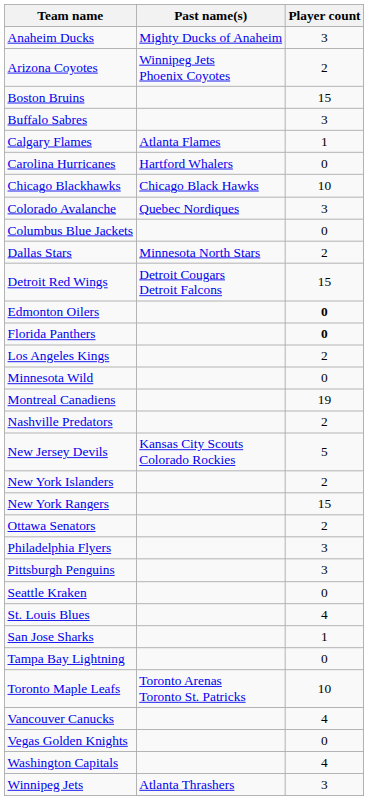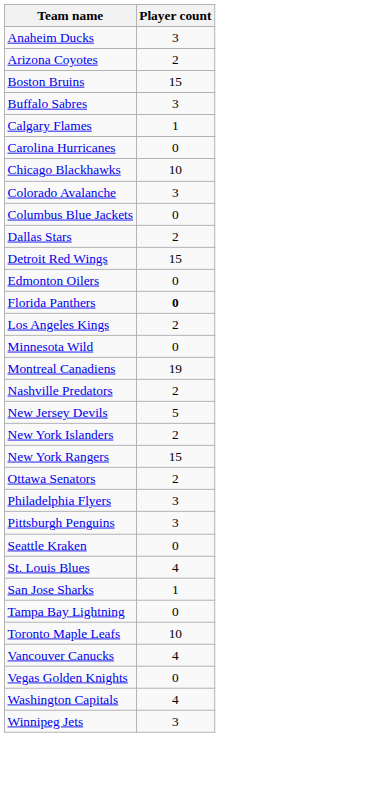- column: (211, 15)
(324, 312) bold -> (175, 280) normal
